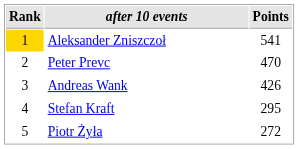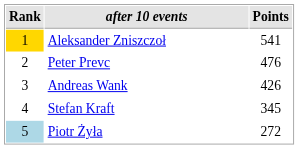(271, 63) 470 -> (271, 63) 476
(271, 108) 295 -> (271, 108) 345
(25, 131) no background -> (25, 131) lightblue background
